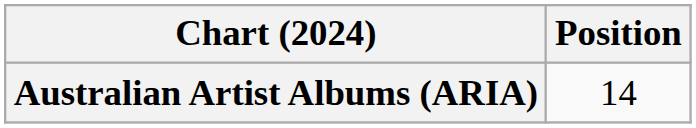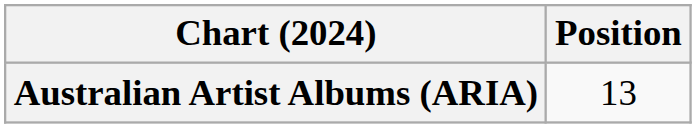(618, 92) 14 -> (618, 92) 13
